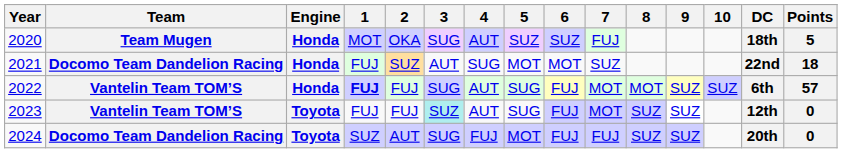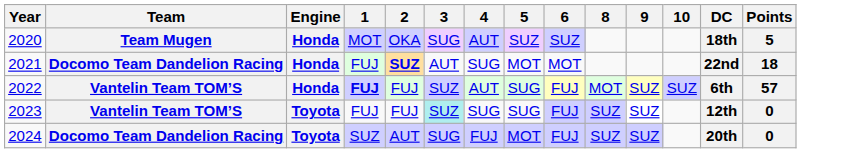- column: (605, 16)
(405, 64) normal -> (405, 64) bold
(444, 87) SUG -> (444, 87) SUZ
(484, 111) AUT -> (484, 111) SUG
